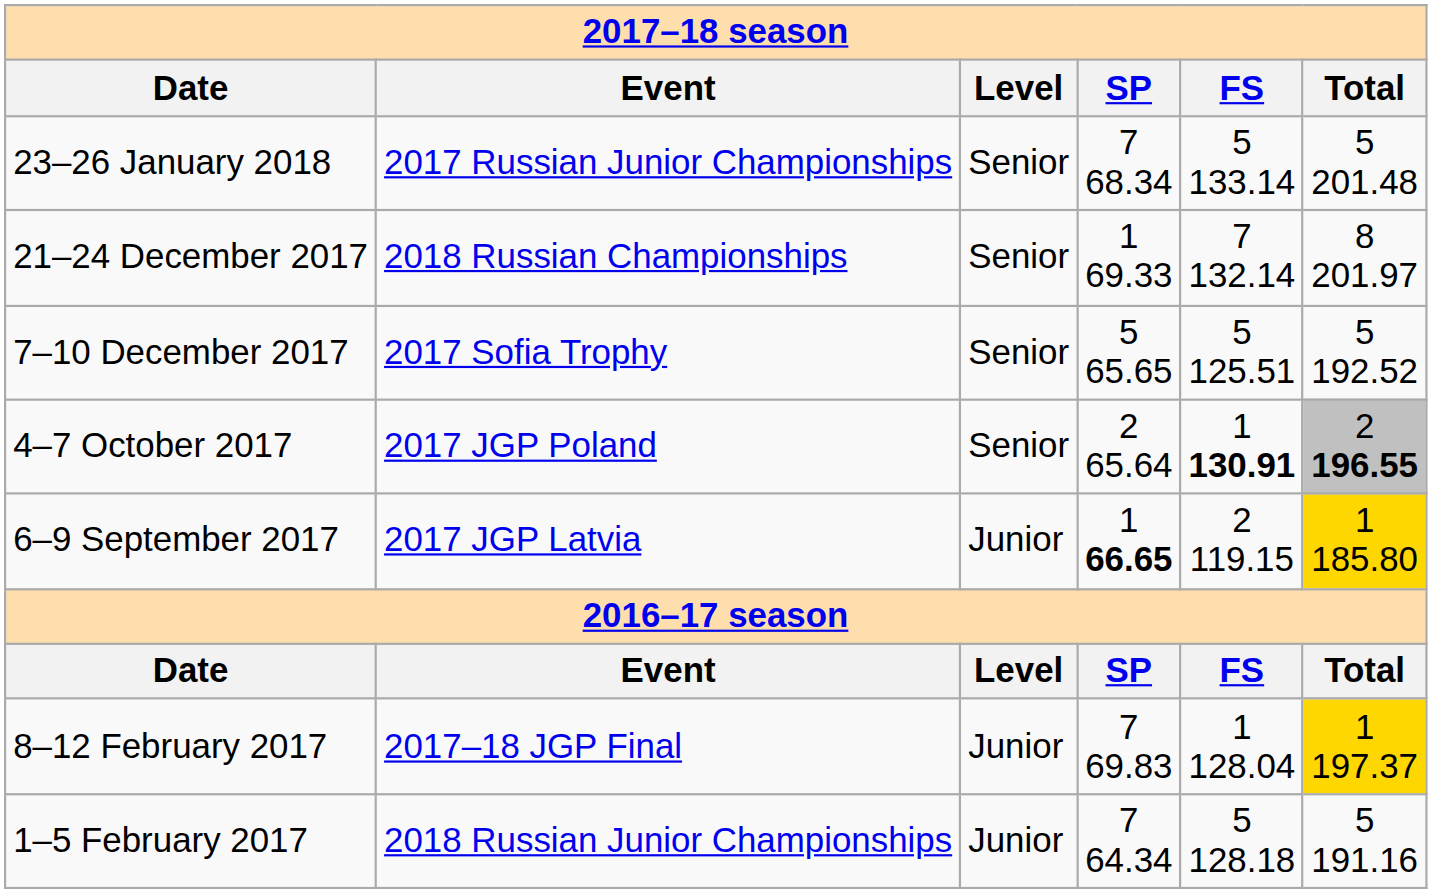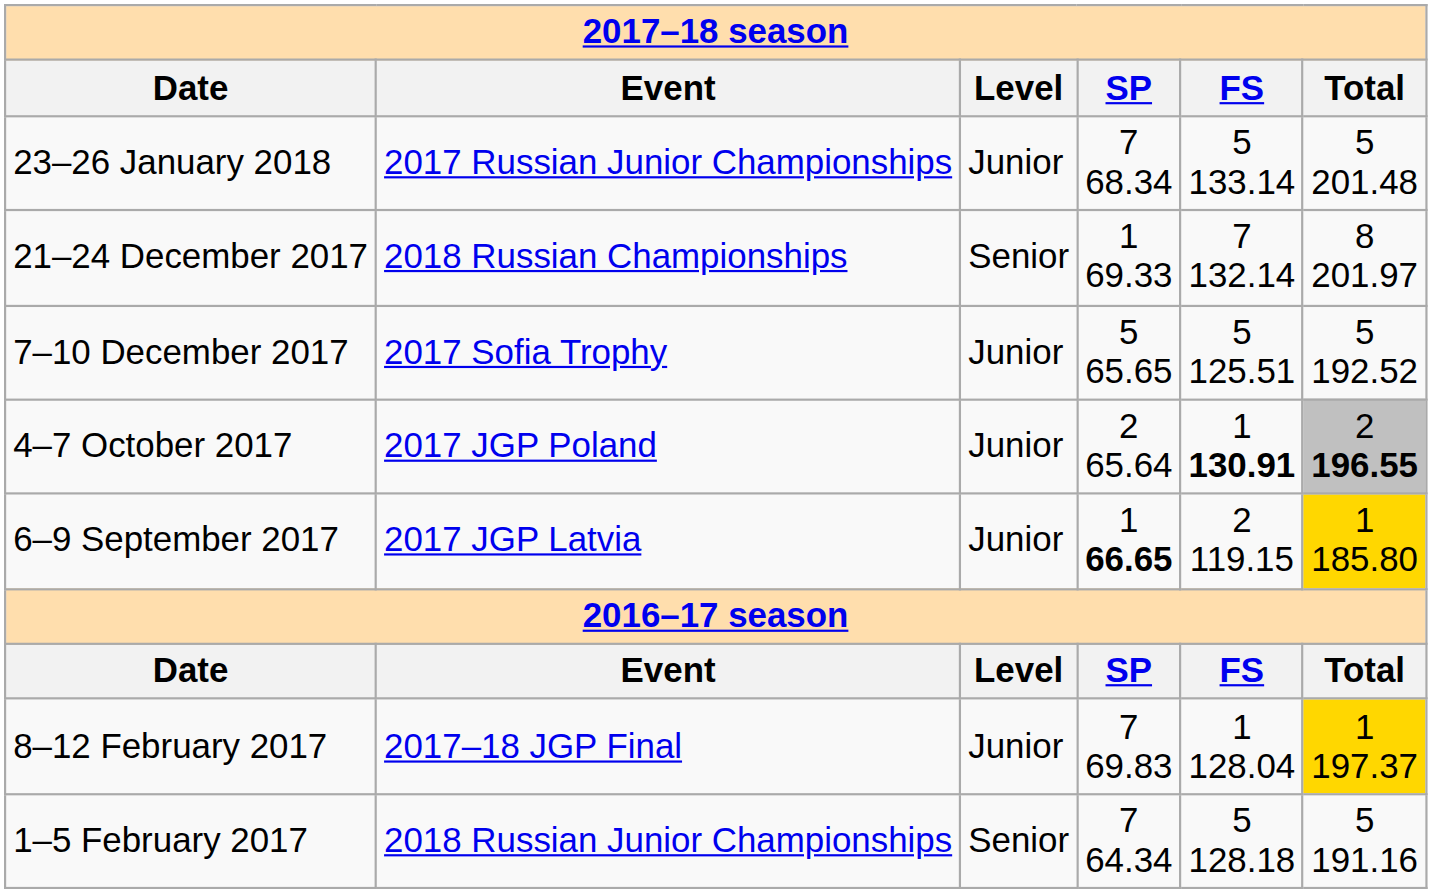(1019, 162) Senior -> (1016, 162) Junior
(1019, 351) Senior -> (1016, 351) Junior
(1019, 446) Senior -> (1016, 446) Junior
(1016, 840) Junior -> (1019, 840) Senior
